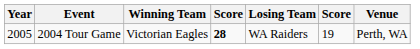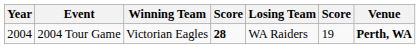(20, 33) 2005 -> (20, 33) 2004
(382, 33) normal -> (384, 33) bold
